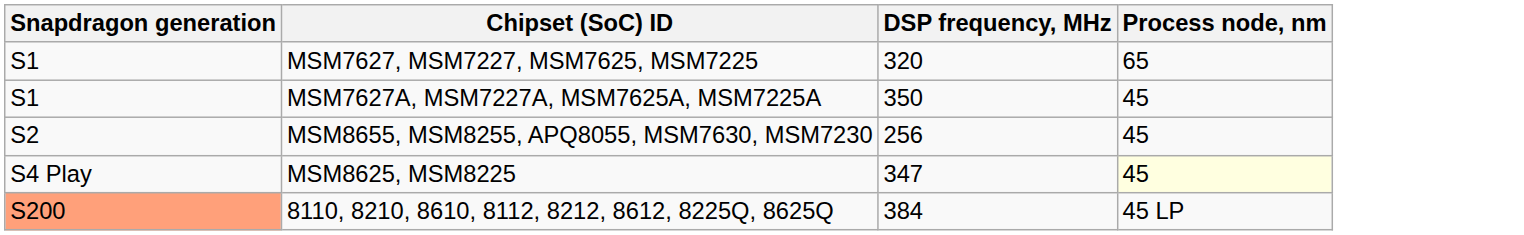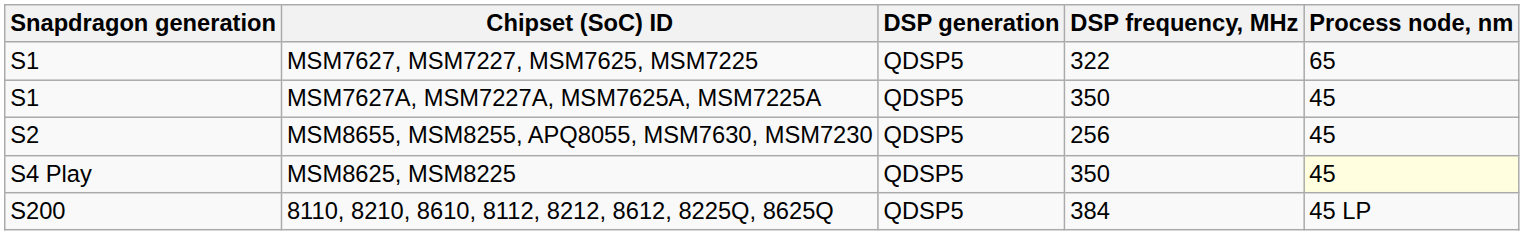+ column: (971, 23)
(903, 60) 320 -> (1090, 60) 322
(903, 173) 347 -> (1090, 173) 350
(38, 211) lightsalmon background -> (38, 211) no background
